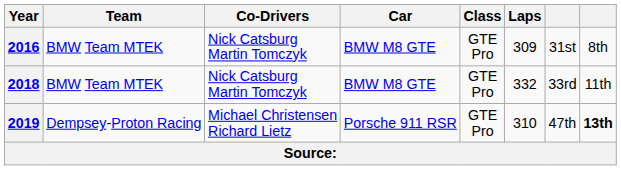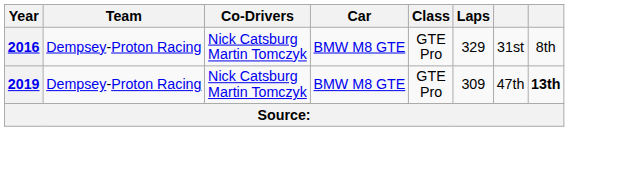(105, 47) BMW Team MTEK -> (124, 47) Dempsey-Proton Racing
(525, 47) 309 -> (473, 47) 329
- row: (24, 85)
(273, 123) Michael Christensen Richard Lietz -> (257, 85) Nick Catsburg Martin Tomczyk
(400, 123) Porsche 911 RSR -> (359, 85) BMW M8 GTE
(525, 123) 310 -> (473, 85) 309
